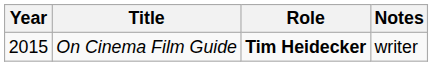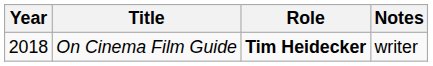(28, 46) 2015 -> (28, 46) 2018
